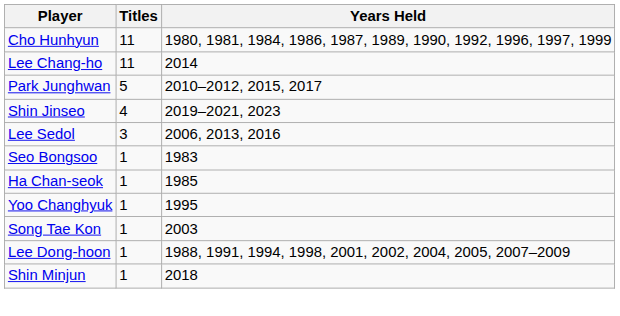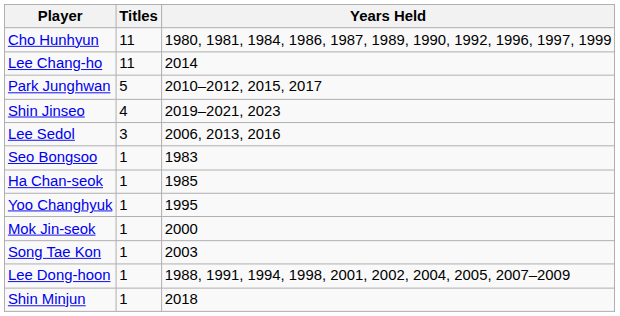+ row: (52, 228)
